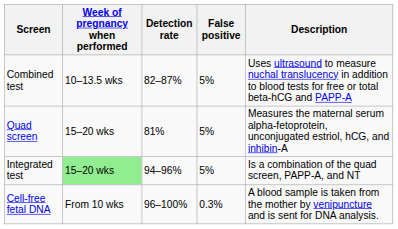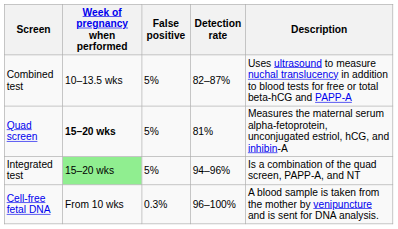columns swapped: (169, 29) <-> (221, 29)
(90, 131) normal -> (90, 131) bold
